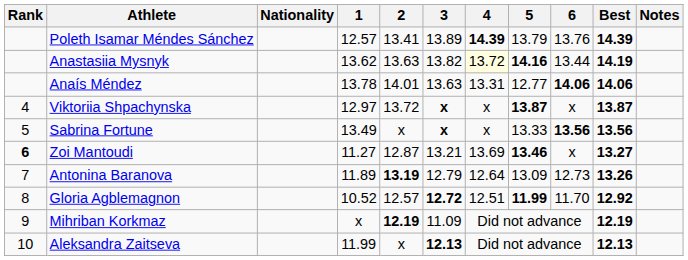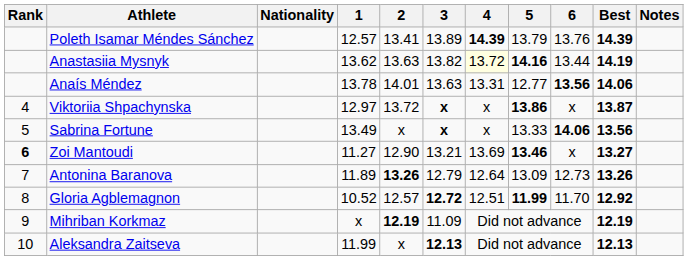(572, 84) 14.06 -> (572, 84) 13.56
(529, 107) 13.87 -> (529, 107) 13.86
(572, 130) 13.56 -> (572, 130) 14.06
(401, 152) 12.87 -> (401, 152) 12.90
(401, 175) 13.19 -> (401, 175) 13.26
